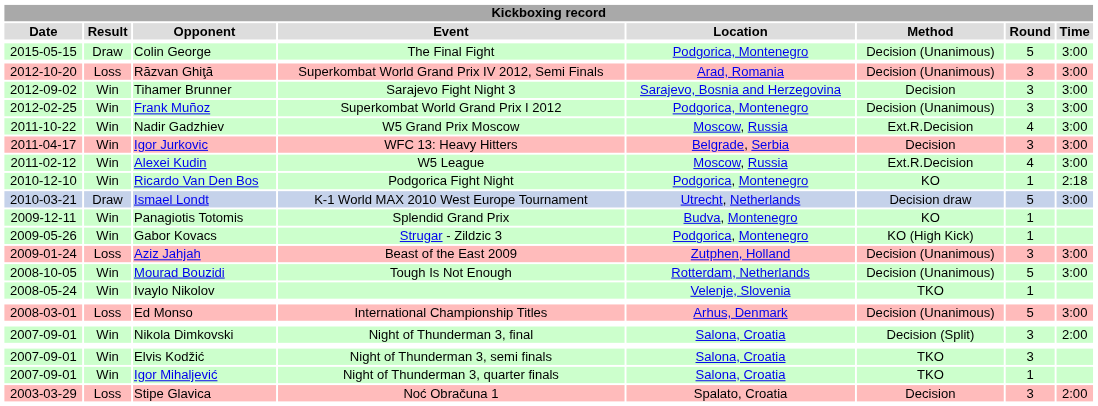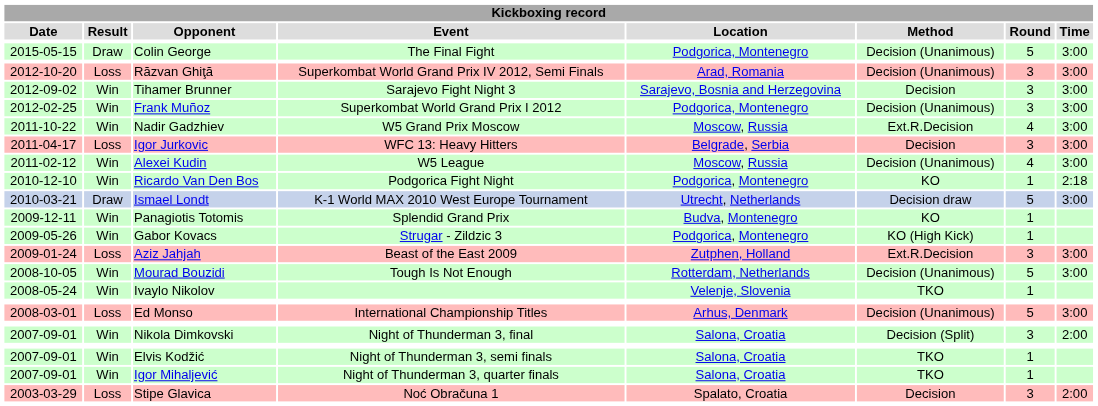(108, 145) Win -> (108, 145) Loss
(930, 163) Ext.R.Decision -> (930, 163) Decision (Unanimous)
(930, 254) Decision (Unanimous) -> (930, 254) Ext.R.Decision
(1030, 357) 3 -> (1030, 357) 1
